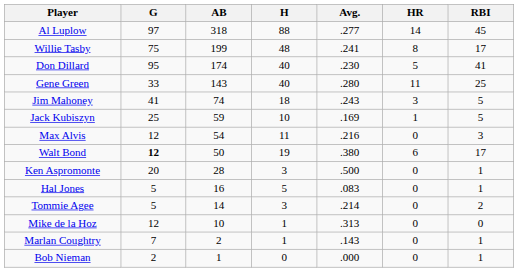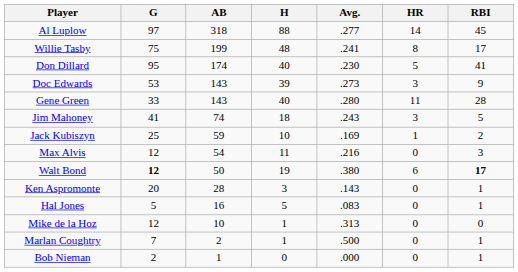+ row: (63, 83)
(481, 83) 25 -> (481, 100) 28
(481, 118) 5 -> (481, 135) 2
(481, 153) normal -> (481, 170) bold
(350, 170) .500 -> (350, 188) .143
- row: (63, 205)
(350, 240) .143 -> (350, 240) .500
